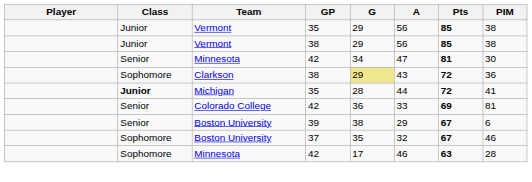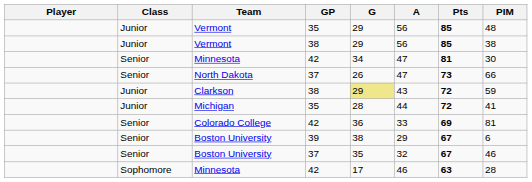(491, 28) 38 -> (491, 28) 48
+ row: (224, 75)
(146, 75) Sophomore -> (134, 91) Junior
(491, 75) 36 -> (491, 91) 59
(135, 91) bold -> (134, 106) normal
(146, 138) Sophomore -> (135, 153) Senior
